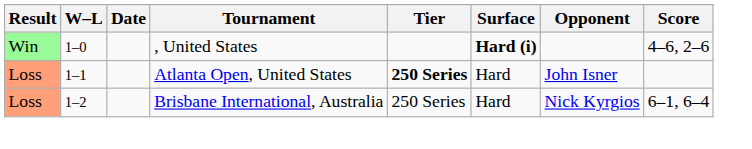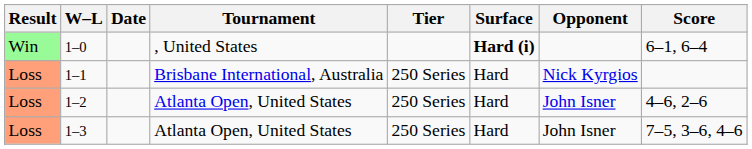(679, 46) 4–6, 2–6 -> (677, 46) 6–1, 6–4
(253, 74) Atlanta Open, United States -> (269, 74) Brisbane International, Australia
(429, 74) bold -> (428, 74) normal
(581, 74) John Isner -> (590, 74) Nick Kyrgios
(269, 102) Brisbane International, Australia -> (253, 102) Atlanta Open, United States
(592, 102) Nick Kyrgios -> (579, 102) John Isner
(679, 102) 6–1, 6–4 -> (677, 102) 4–6, 2–6
+ row: (76, 131)
